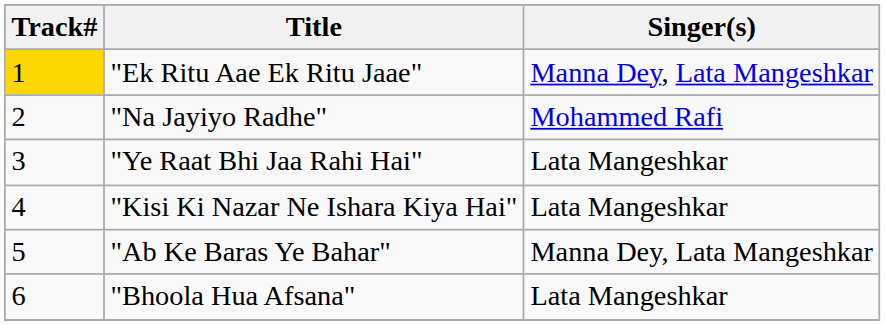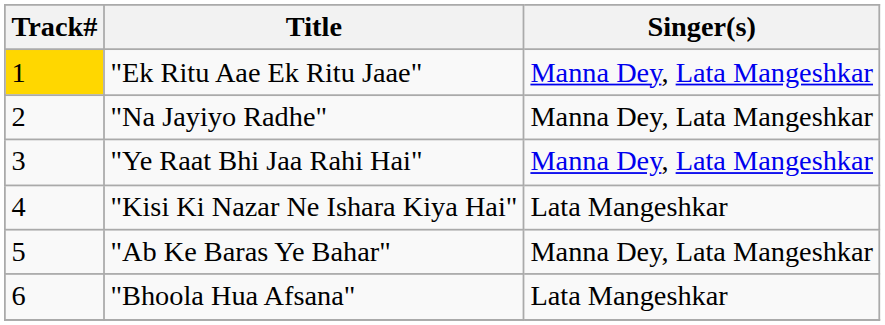(627, 116) Mohammed Rafi -> (702, 116) Manna Dey, Lata Mangeshkar
(629, 161) Lata Mangeshkar -> (702, 161) Manna Dey, Lata Mangeshkar
